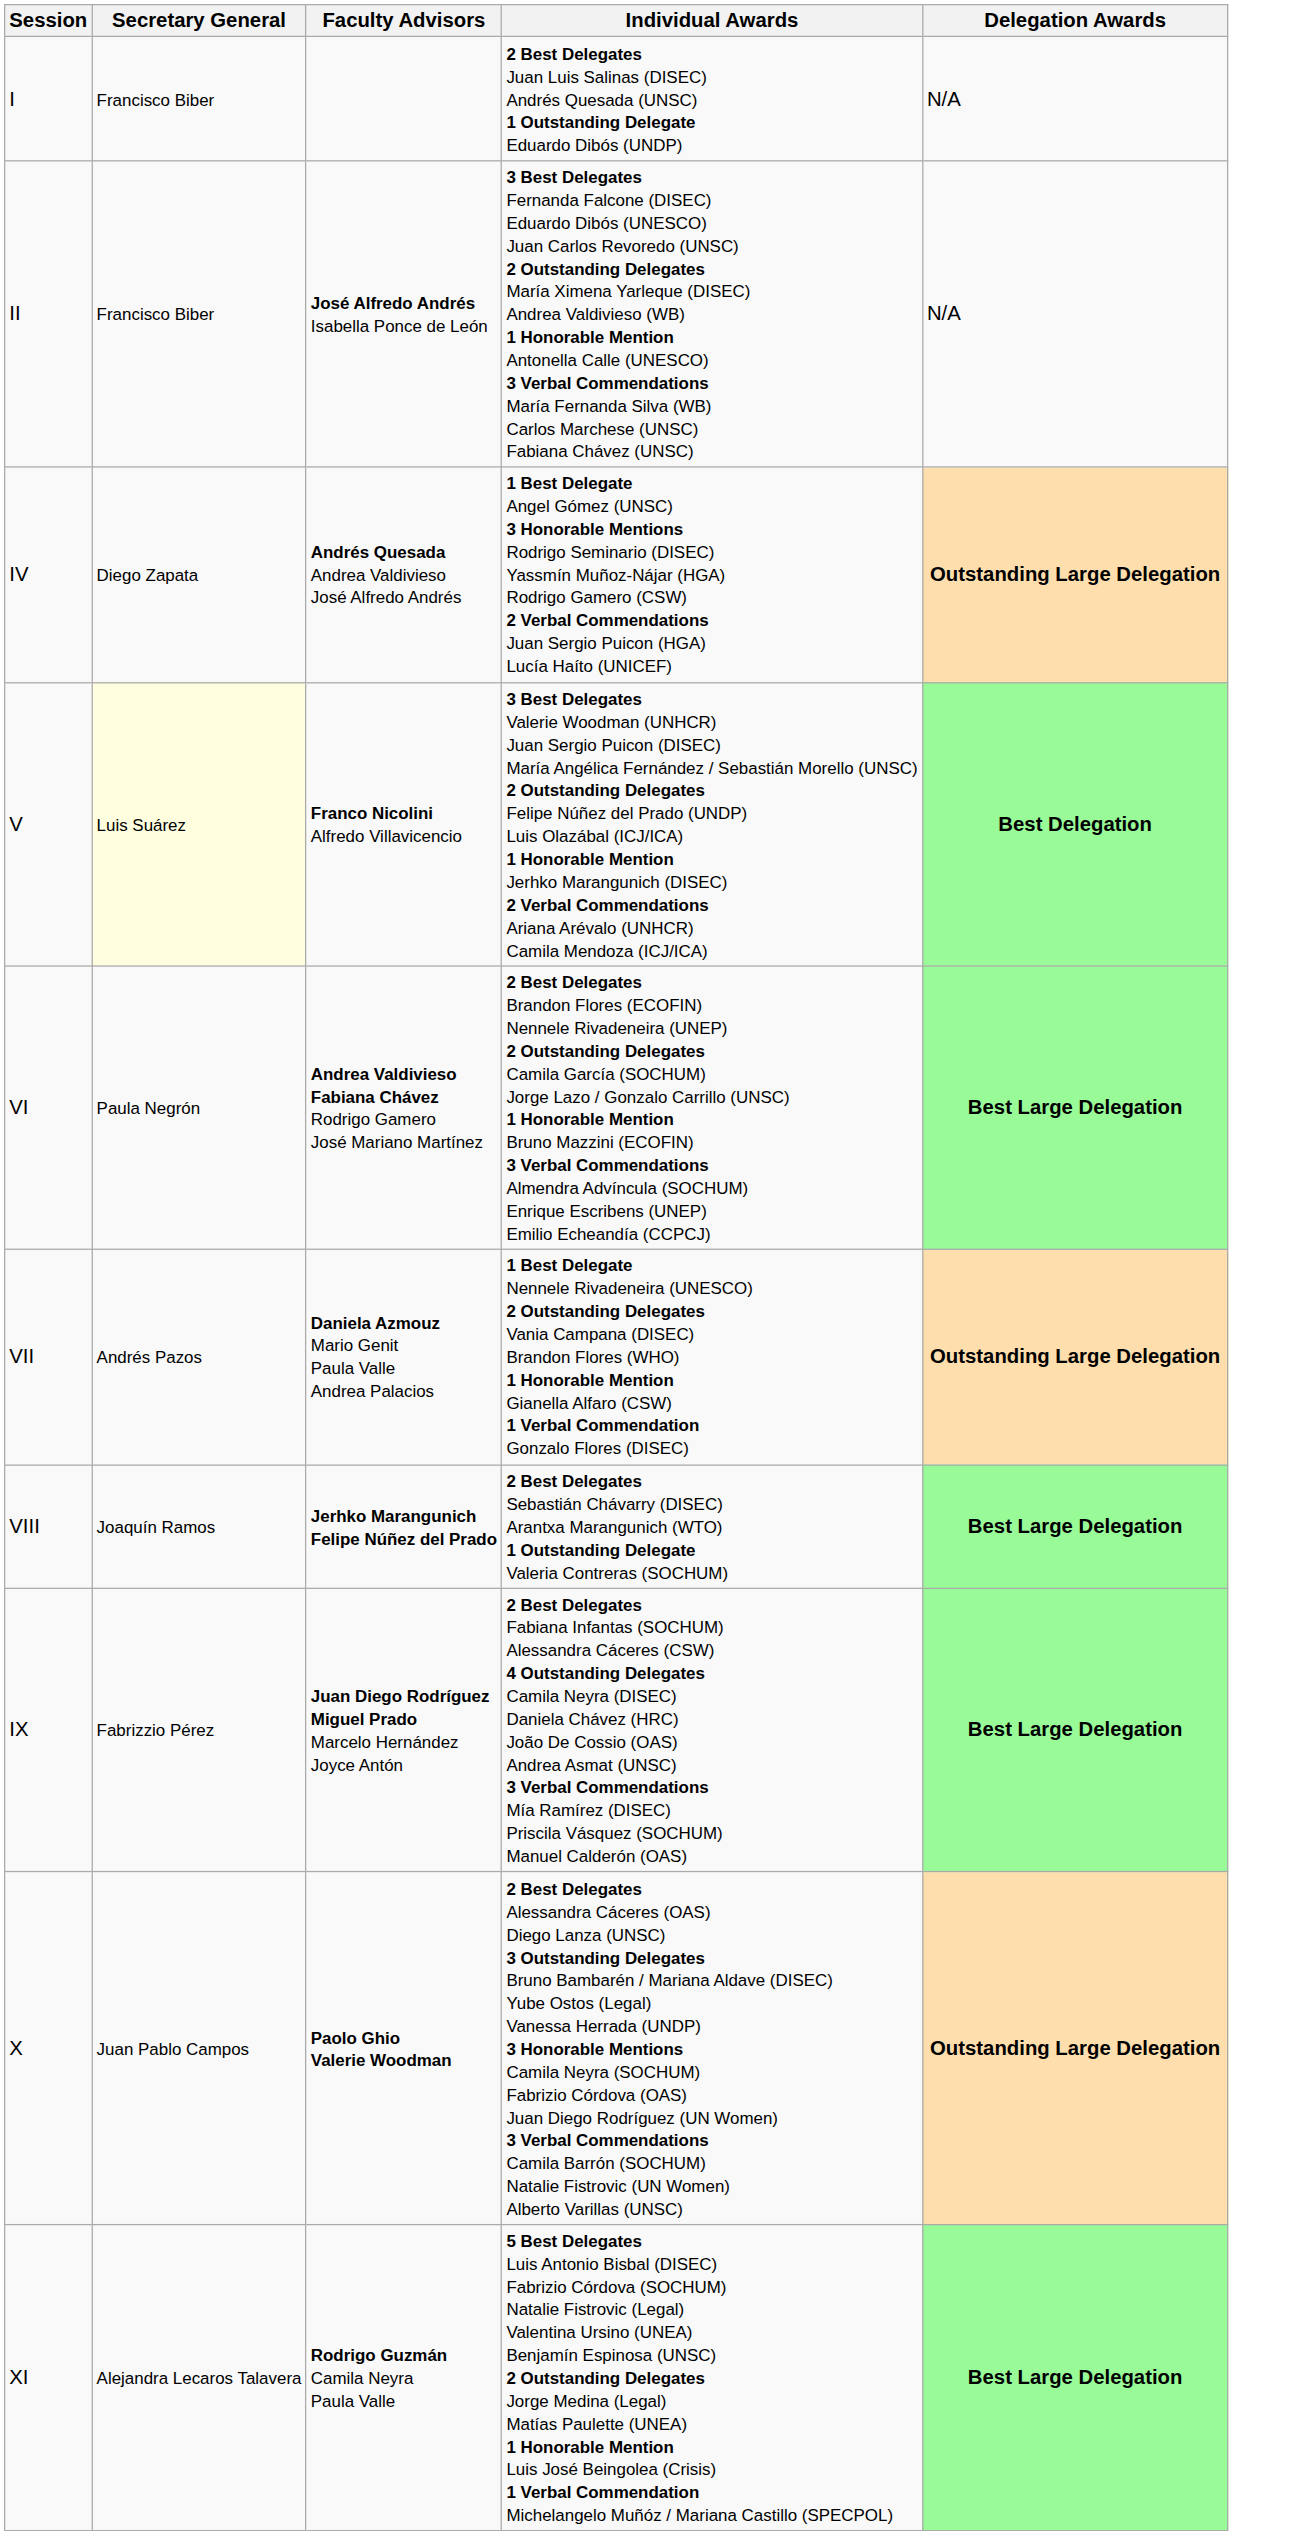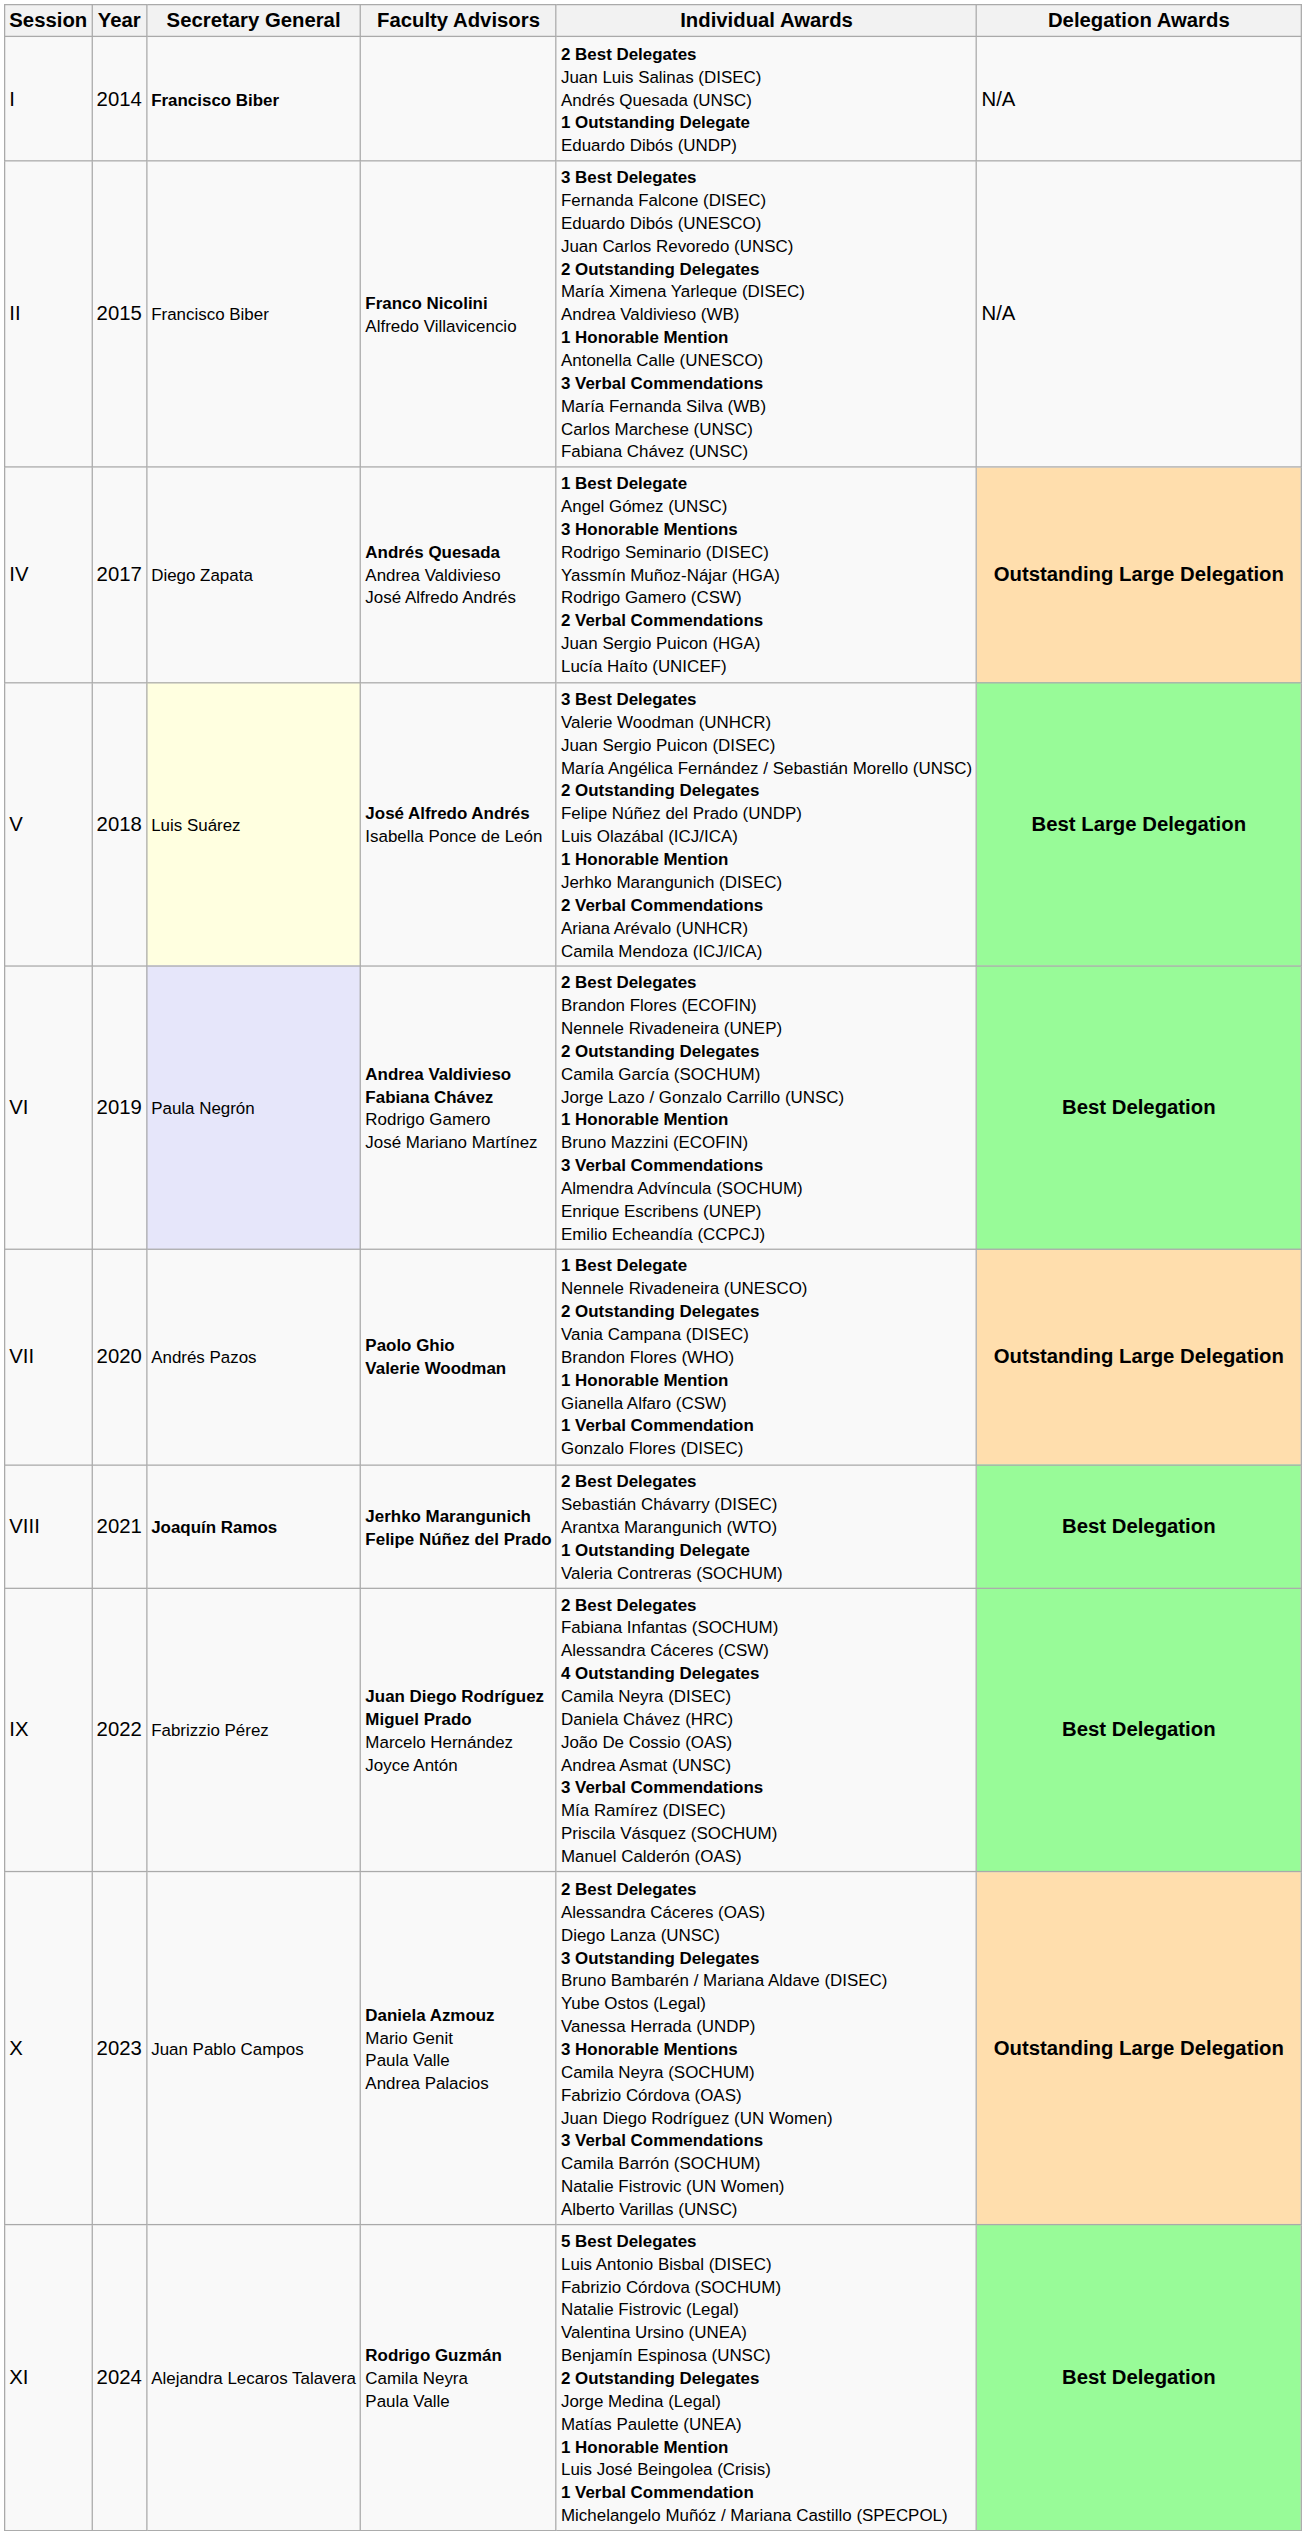+ column: (119, 20)
(155, 99) normal -> (215, 98) bold
(399, 314) José Alfredo Andrés Isabella Ponce de León -> (441, 314) Franco Nicolini Alfredo Villavicencio
(386, 825) Franco Nicolini Alfredo Villavicencio -> (454, 825) José Alfredo Andrés Isabella Ponce de León
(1075, 823) Best Delegation -> (1139, 823) Best Large Delegation
(148, 1108) no background -> (203, 1108) lavender background
(1075, 1107) Best Large Delegation -> (1139, 1107) Best Delegation
(375, 1358) Daniela Azmouz Mario Genit Paula Valle Andrea Palacios -> (436, 1358) Paolo Ghio Valerie Woodman
(156, 1527) normal -> (214, 1526) bold
(1075, 1526) Best Large Delegation -> (1139, 1526) Best Delegation
(1075, 1730) Best Large Delegation -> (1139, 1730) Best Delegation
(381, 2049) Paolo Ghio Valerie Woodman -> (430, 2049) Daniela Azmouz Mario Genit Paula Valle Andrea Palacios
(1075, 2377) Best Large Delegation -> (1139, 2377) Best Delegation
